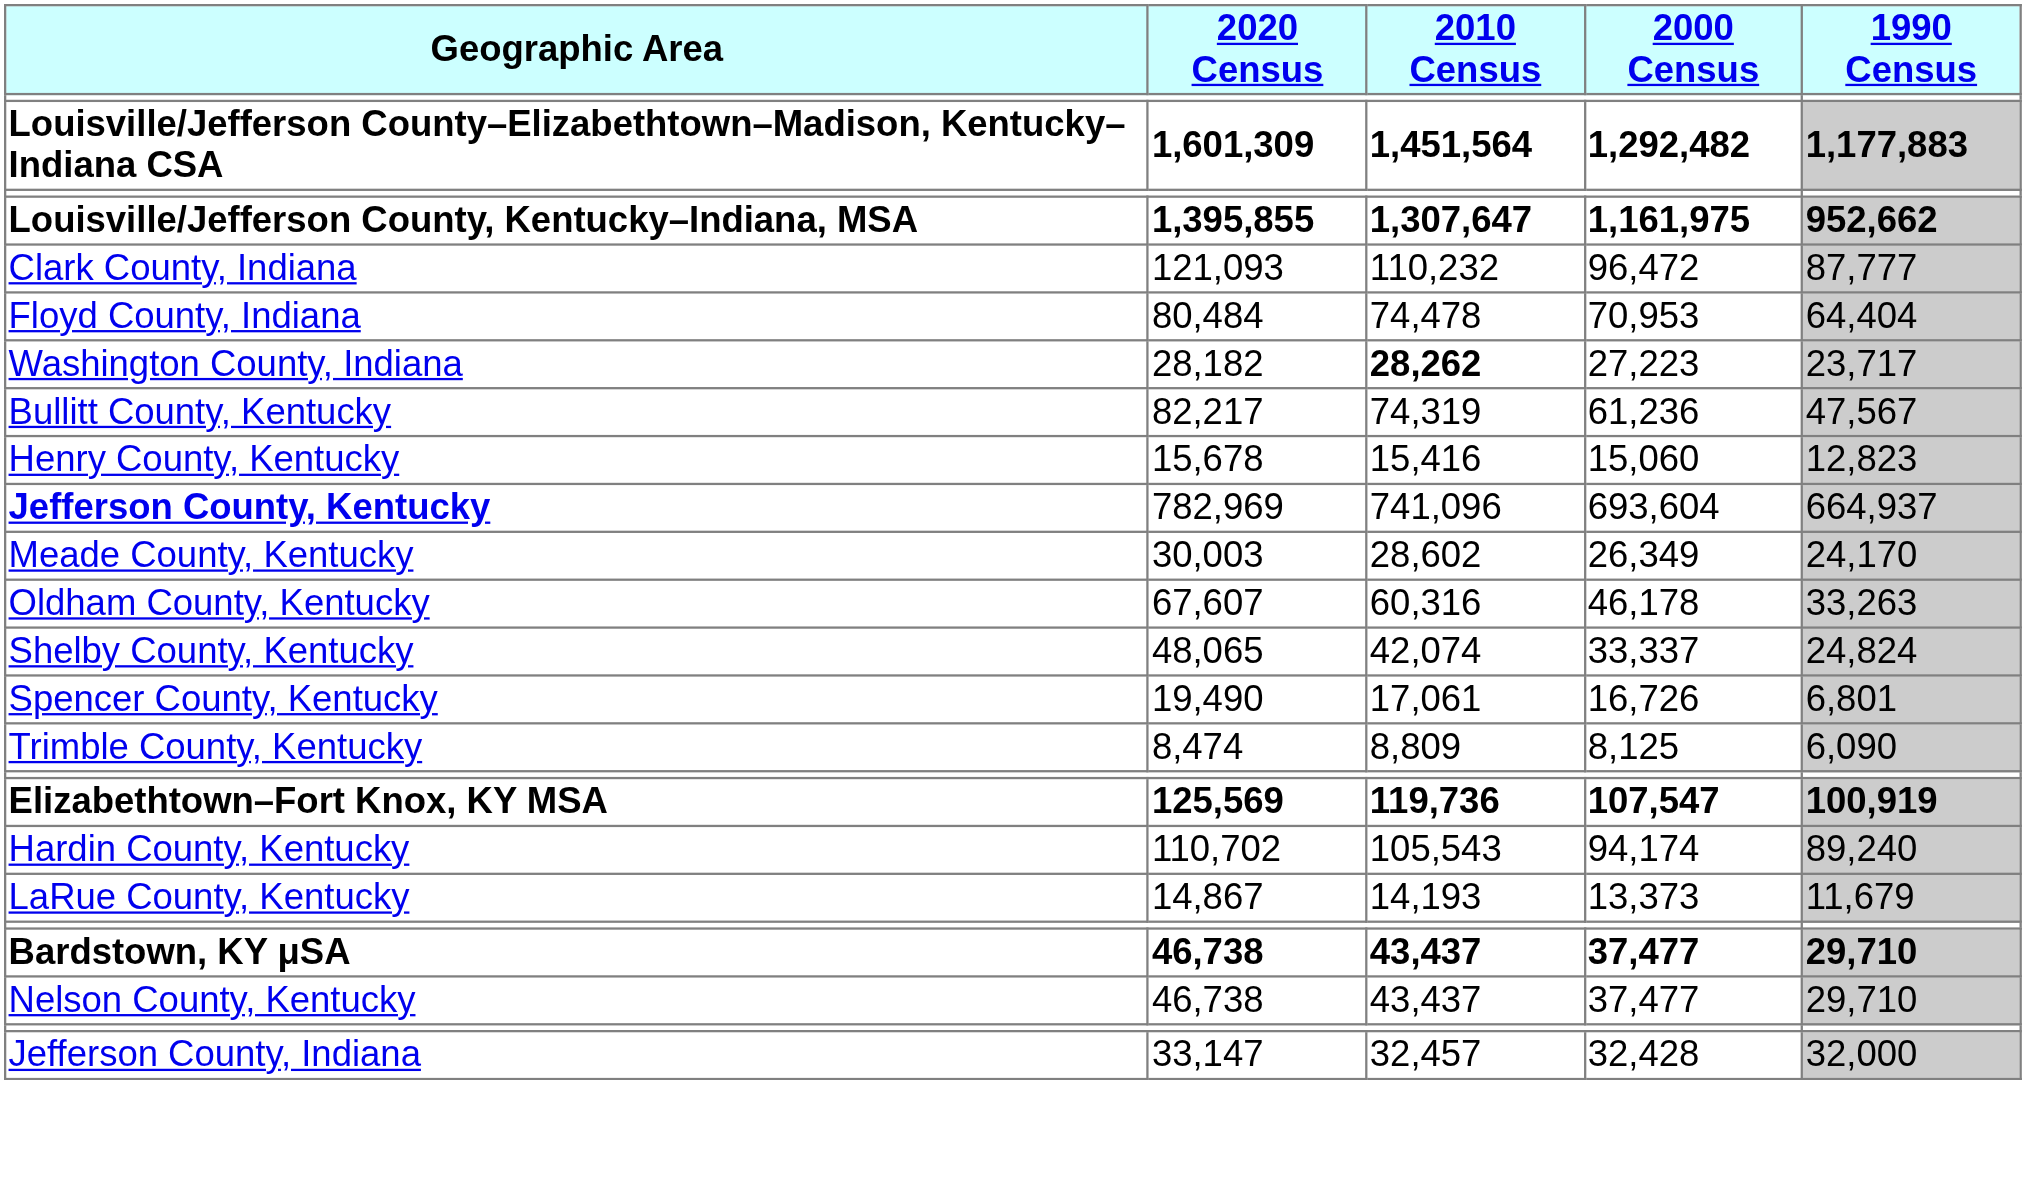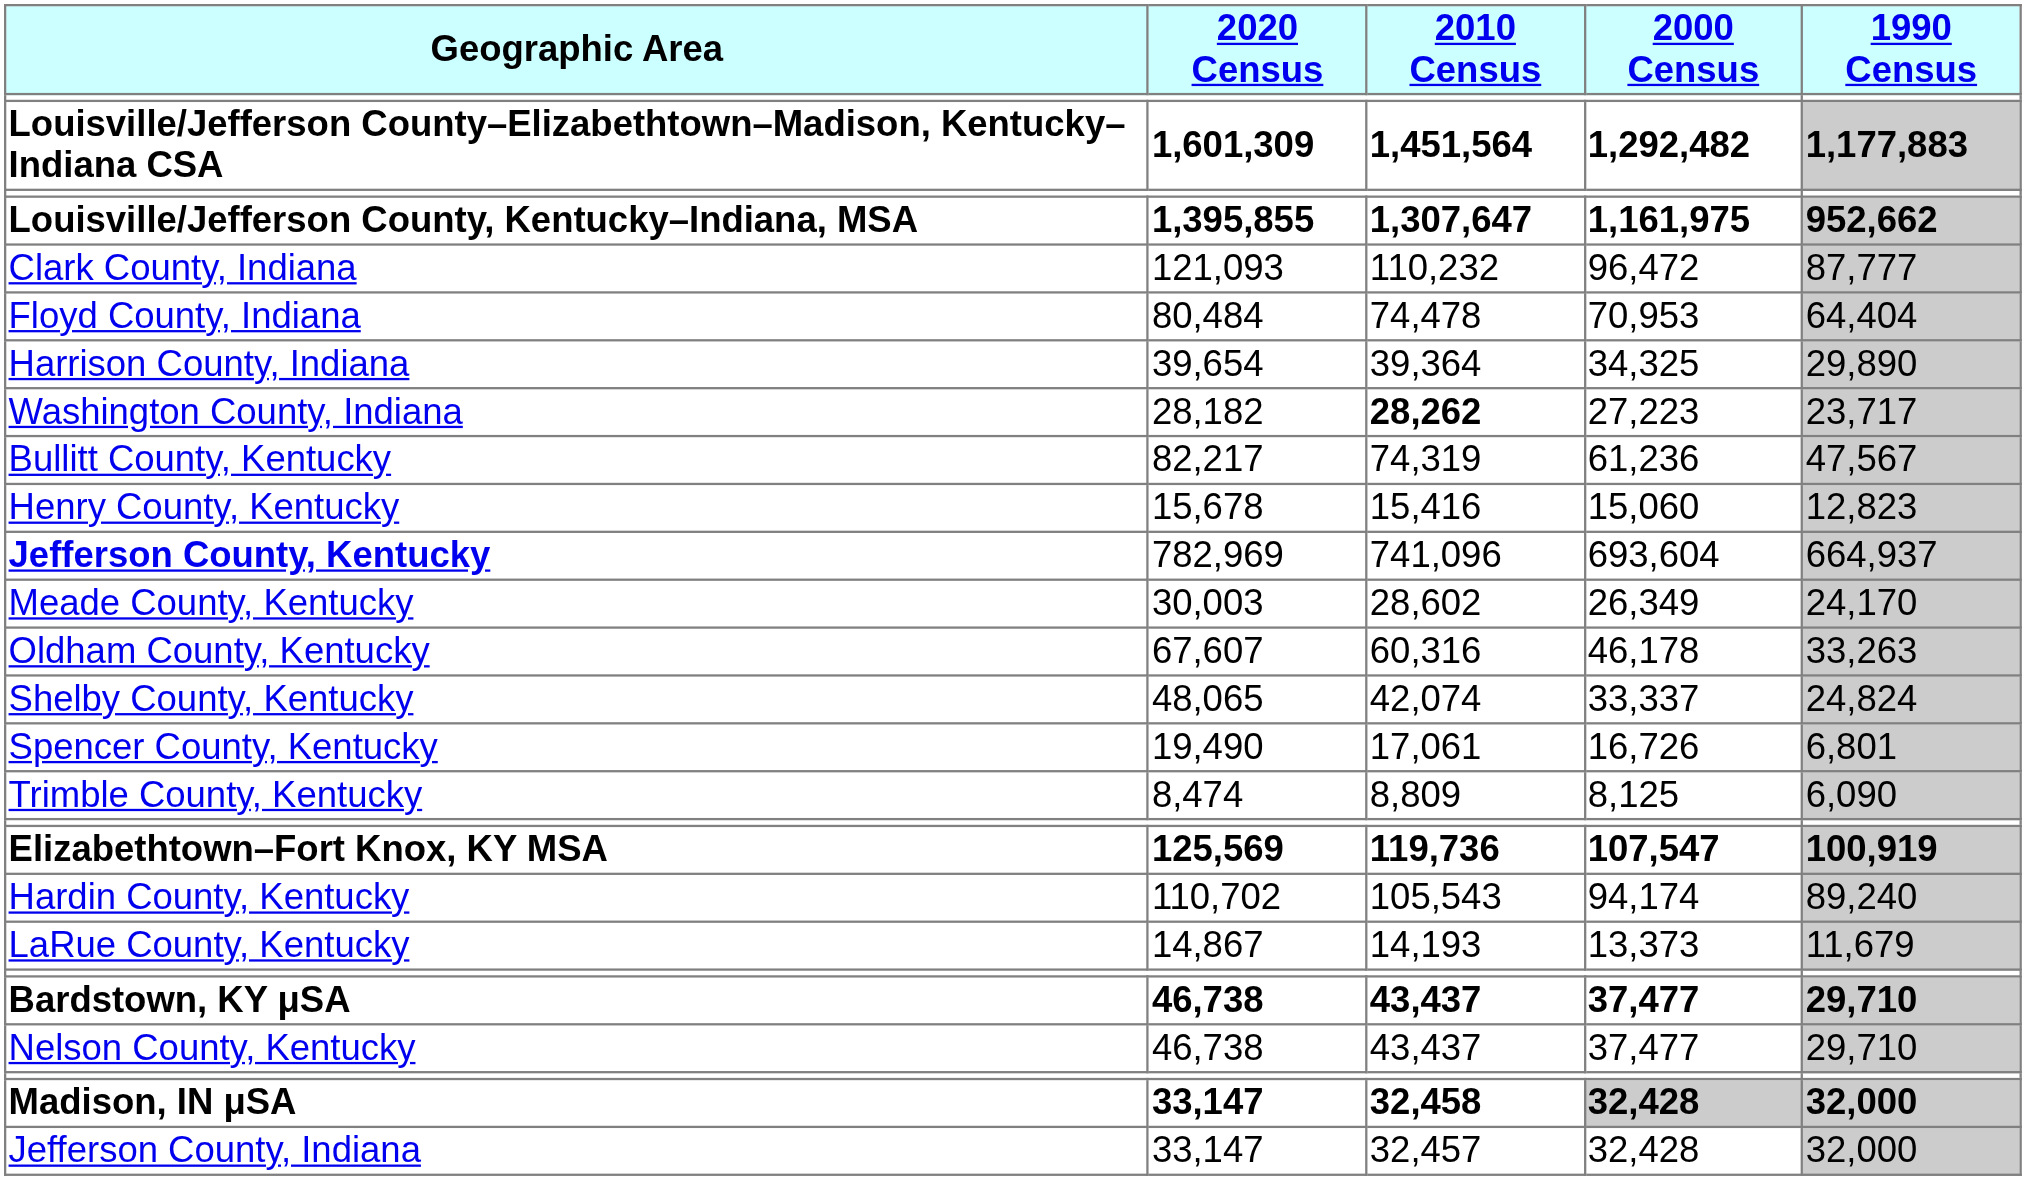+ row: (209, 363)
+ row: (152, 1102)
